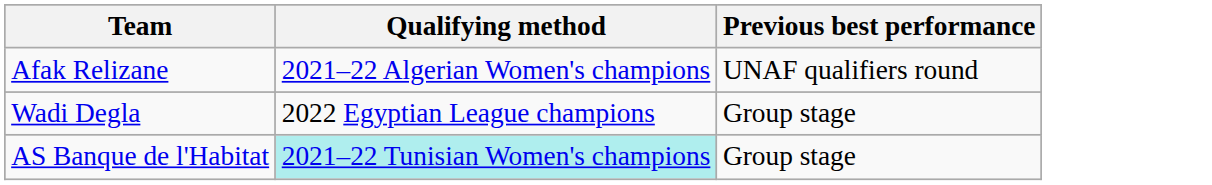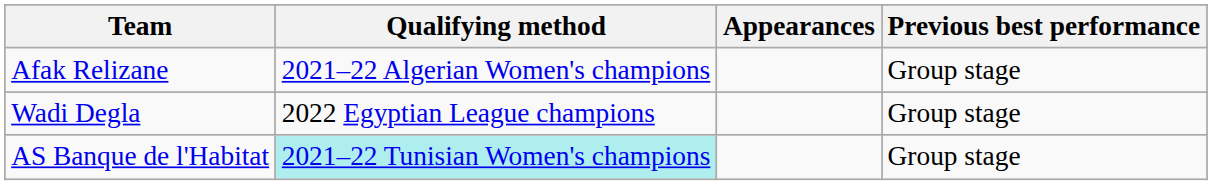+ column: (799, 26)
(851, 69) UNAF qualifiers round -> (954, 69) Group stage
